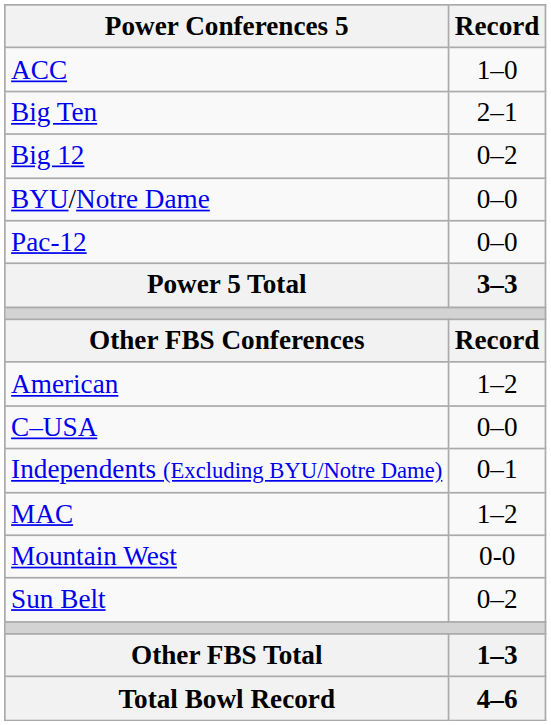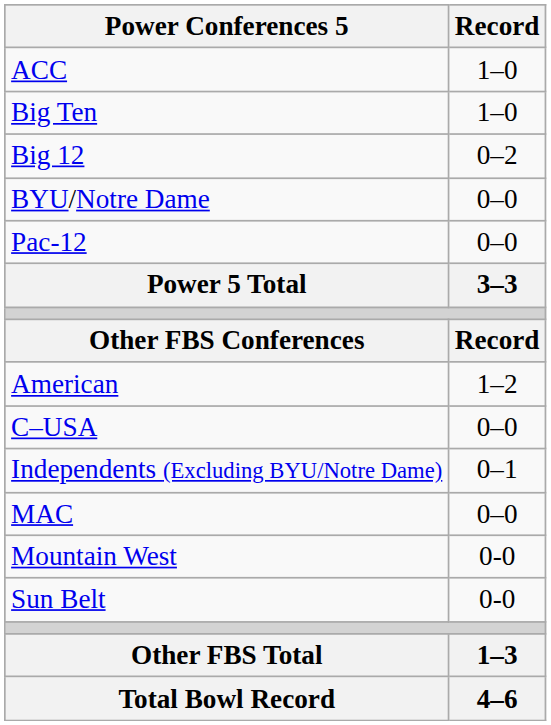(497, 112) 2–1 -> (497, 112) 1–0
(497, 513) 1–2 -> (497, 513) 0–0
(497, 599) 0–2 -> (497, 599) 0-0
